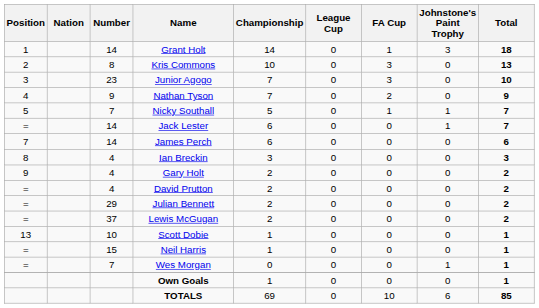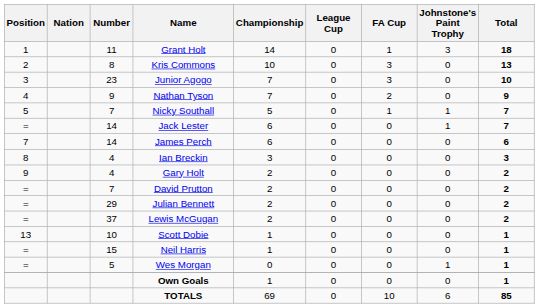(112, 49) 14 -> (112, 49) 11
(112, 188) 4 -> (112, 188) 7
(112, 265) 7 -> (112, 265) 5
